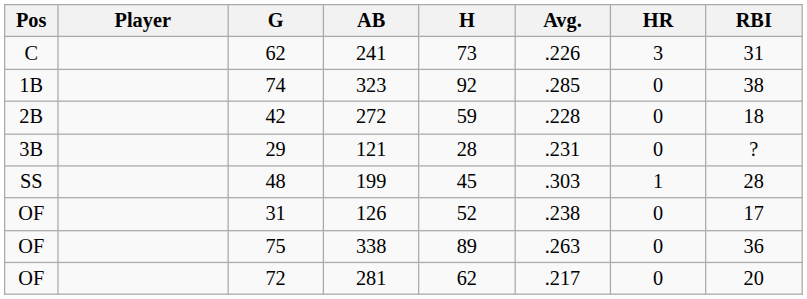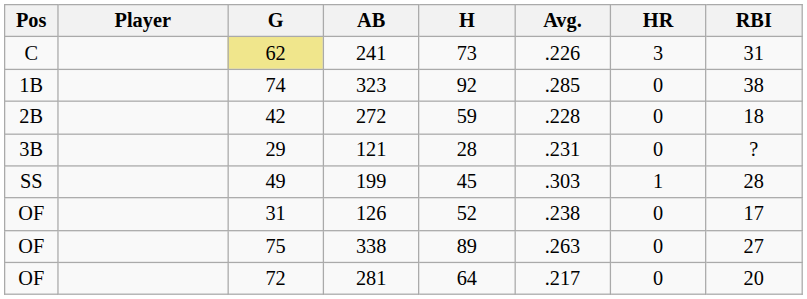(276, 52) no background -> (276, 52) khaki background
(276, 181) 48 -> (276, 181) 49
(754, 246) 36 -> (754, 246) 27
(467, 278) 62 -> (467, 278) 64
